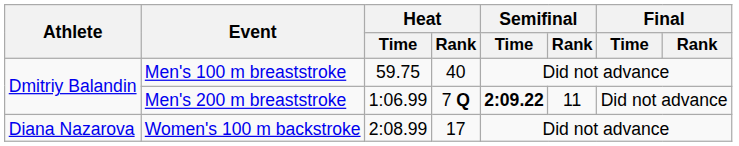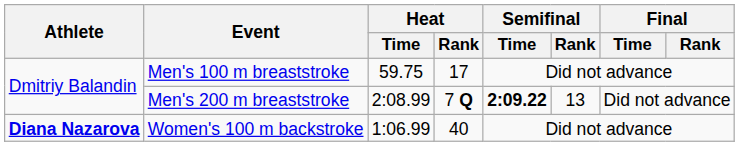(456, 73) 40 -> (459, 73) 17
(398, 101) 1:06.99 -> (401, 101) 2:08.99
(572, 101) 11 -> (575, 101) 13
(72, 128) normal -> (74, 128) bold
(398, 128) 2:08.99 -> (401, 128) 1:06.99
(456, 128) 17 -> (459, 128) 40
